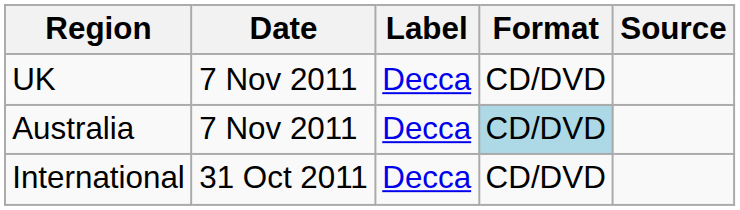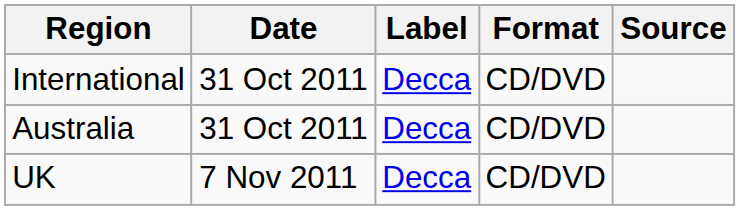rows swapped: (99, 178) <-> (34, 79)
(278, 128) 7 Nov 2011 -> (284, 128) 31 Oct 2011
(546, 128) lightblue background -> (546, 128) no background
